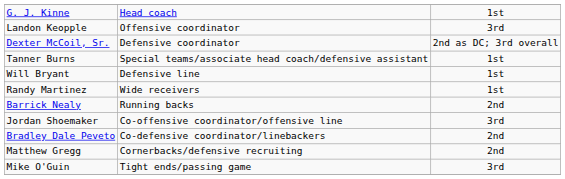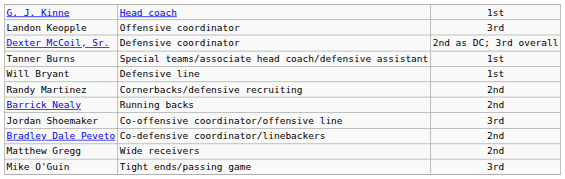(160, 89) Wide receivers -> (211, 89) Cornerbacks/defensive recruiting
(496, 89) 1st -> (496, 89) 2nd
(211, 151) Cornerbacks/defensive recruiting -> (160, 151) Wide receivers
